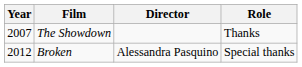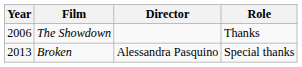(19, 33) 2007 -> (19, 33) 2006
(19, 52) 2012 -> (19, 52) 2013
